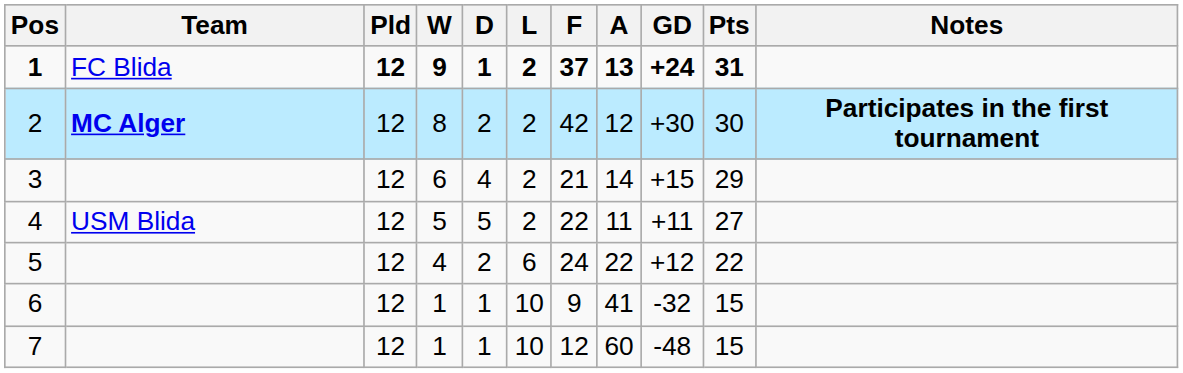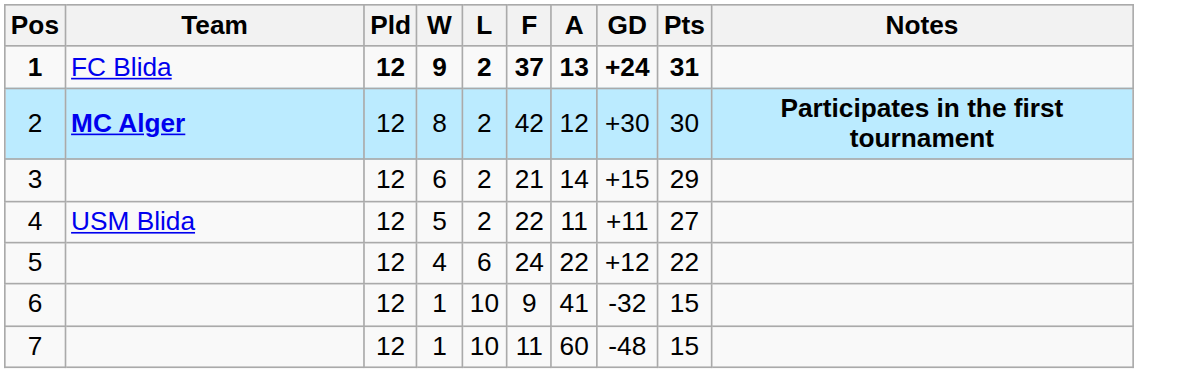- column: (484, 25)
(574, 346) 12 -> (529, 346) 11
